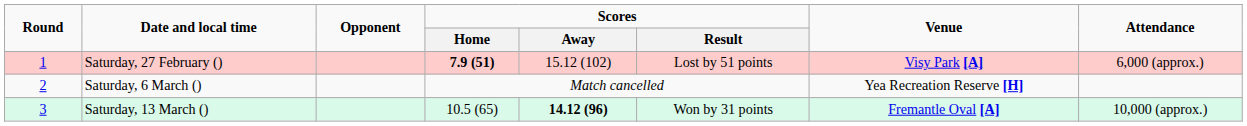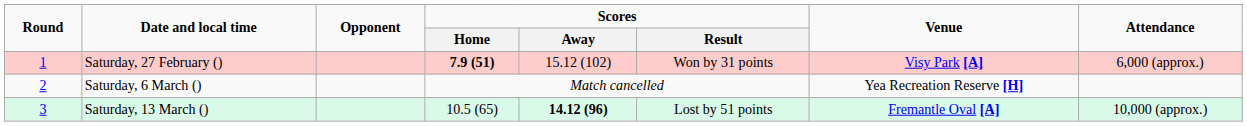(723, 63) Lost by 51 points -> (723, 63) Won by 31 points
(723, 109) Won by 31 points -> (723, 109) Lost by 51 points
